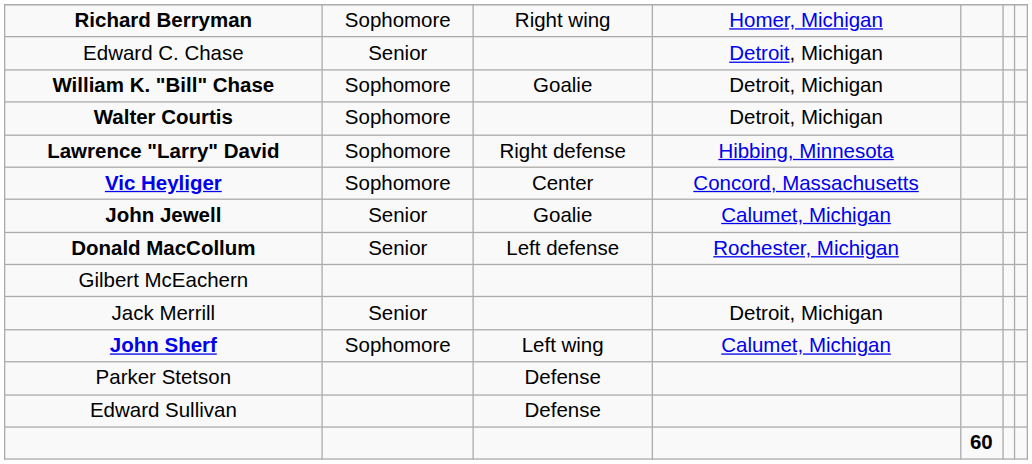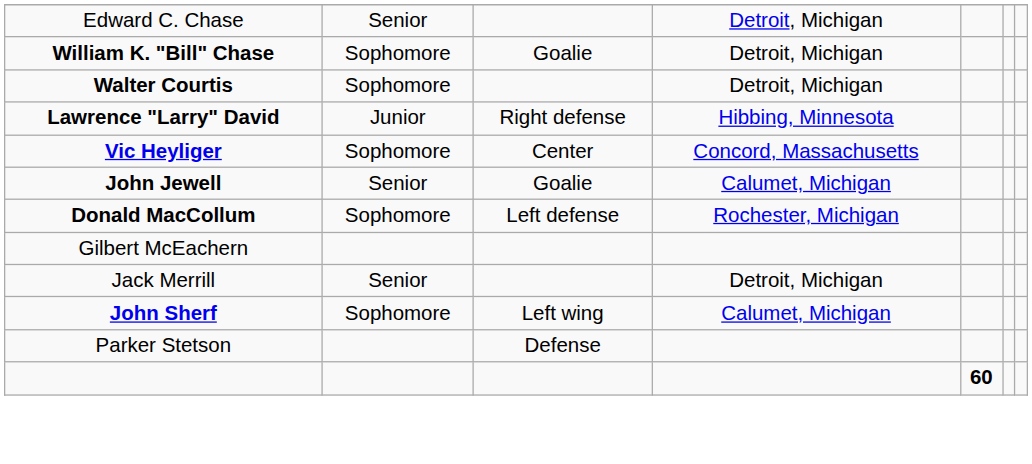- row: (163, 20)
(398, 150) Sophomore -> (398, 118) Junior
(398, 248) Senior -> (398, 215) Sophomore
- row: (163, 410)
